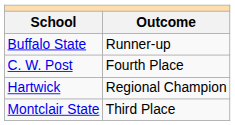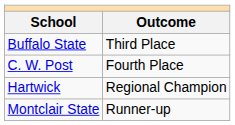(138, 44) Runner-up -> (141, 44) Third Place
(141, 109) Third Place -> (138, 109) Runner-up
